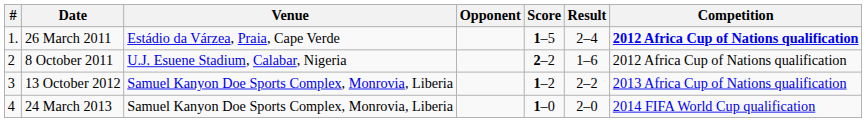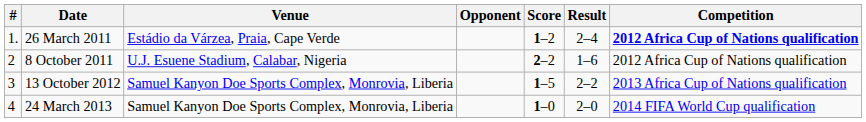(544, 38) 1–5 -> (544, 38) 1–2
(544, 83) 1–2 -> (544, 83) 1–5
